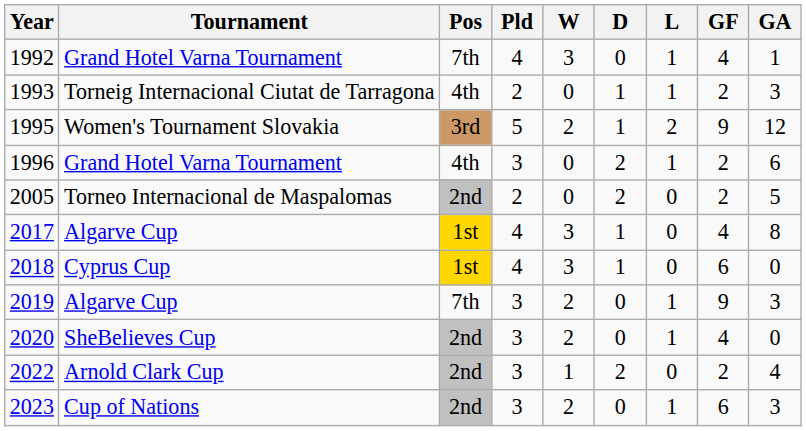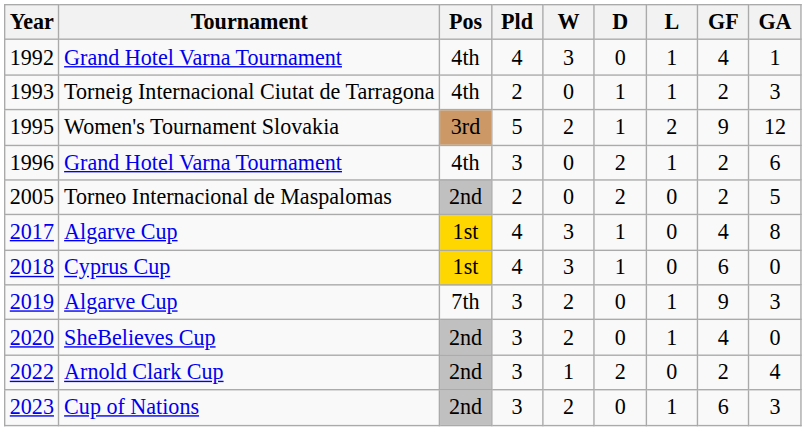(465, 57) 7th -> (465, 57) 4th
